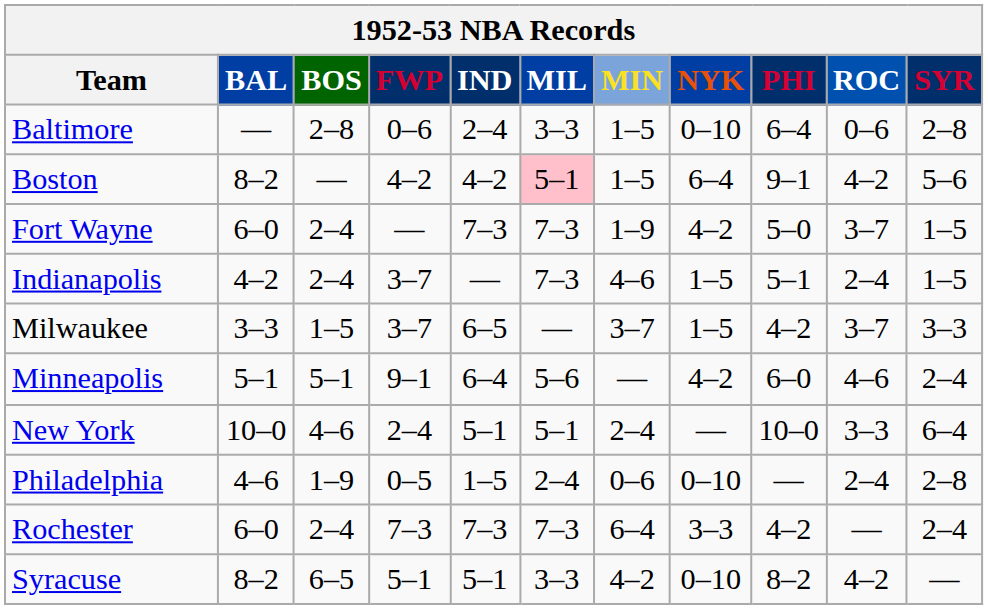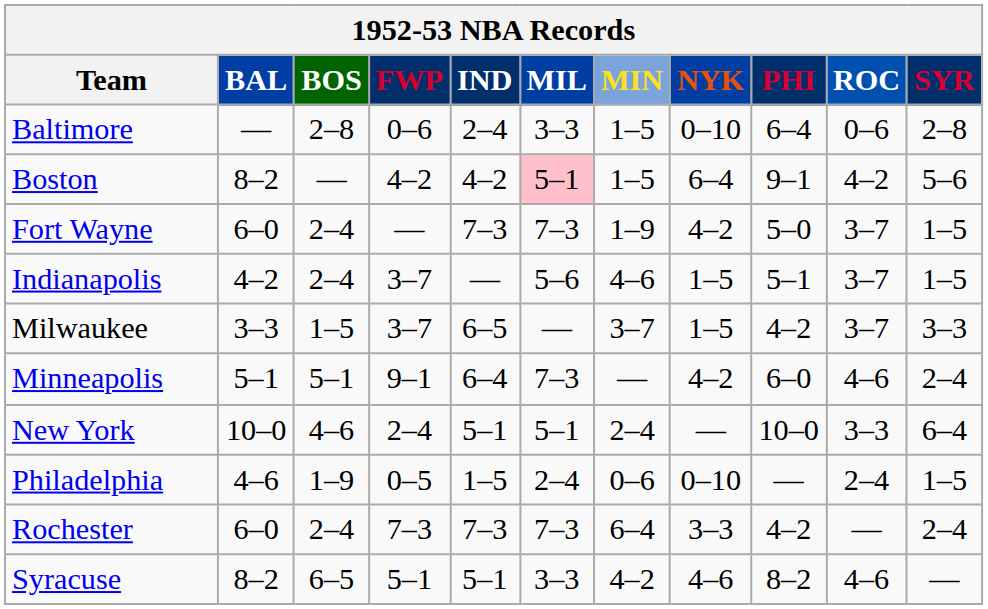(557, 278) 7–3 -> (557, 278) 5–6
(867, 278) 2–4 -> (867, 278) 3–7
(557, 378) 5–6 -> (557, 378) 7–3
(944, 478) 2–8 -> (944, 478) 1–5
(711, 578) 0–10 -> (711, 578) 4–6
(867, 578) 4–2 -> (867, 578) 4–6
